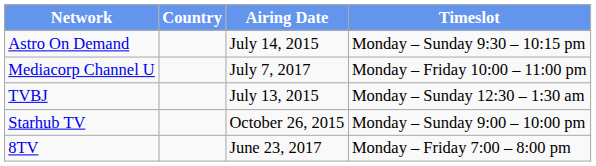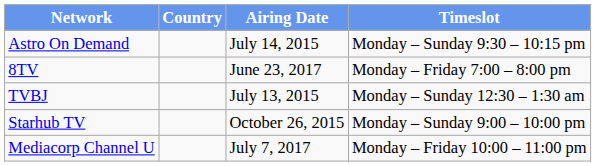rows swapped: (23, 148) <-> (82, 69)
